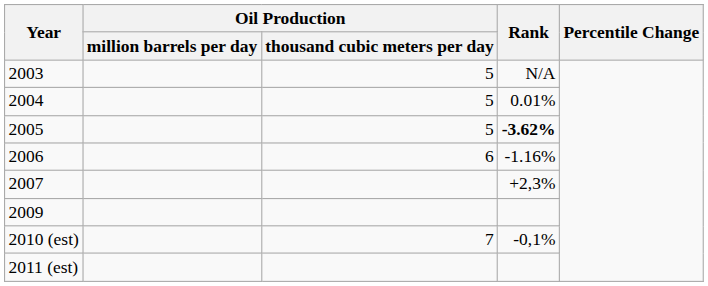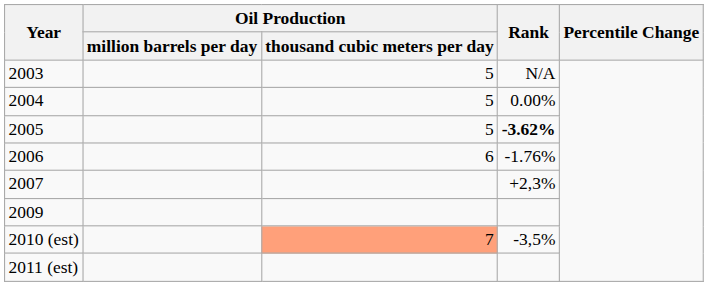(533, 101) 0.01% -> (533, 101) 0.00%
(530, 156) -1.16% -> (530, 156) -1.76%
(489, 239) no background -> (489, 239) lightsalmon background
(534, 239) -0,1% -> (534, 239) -3,5%
